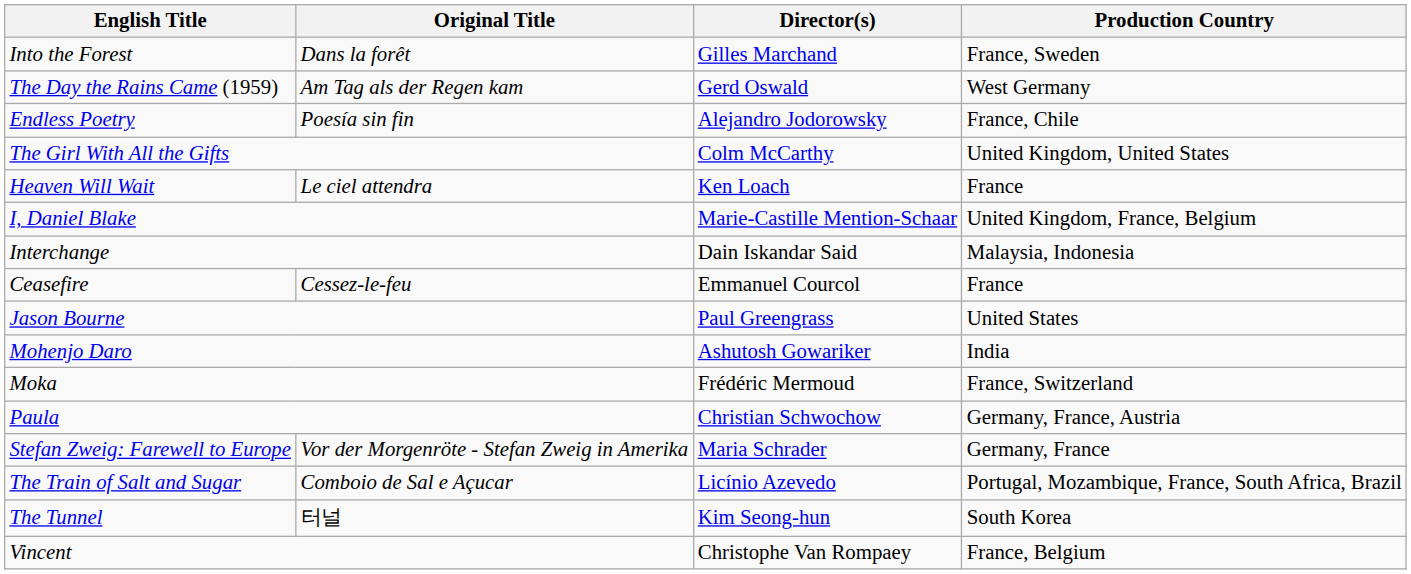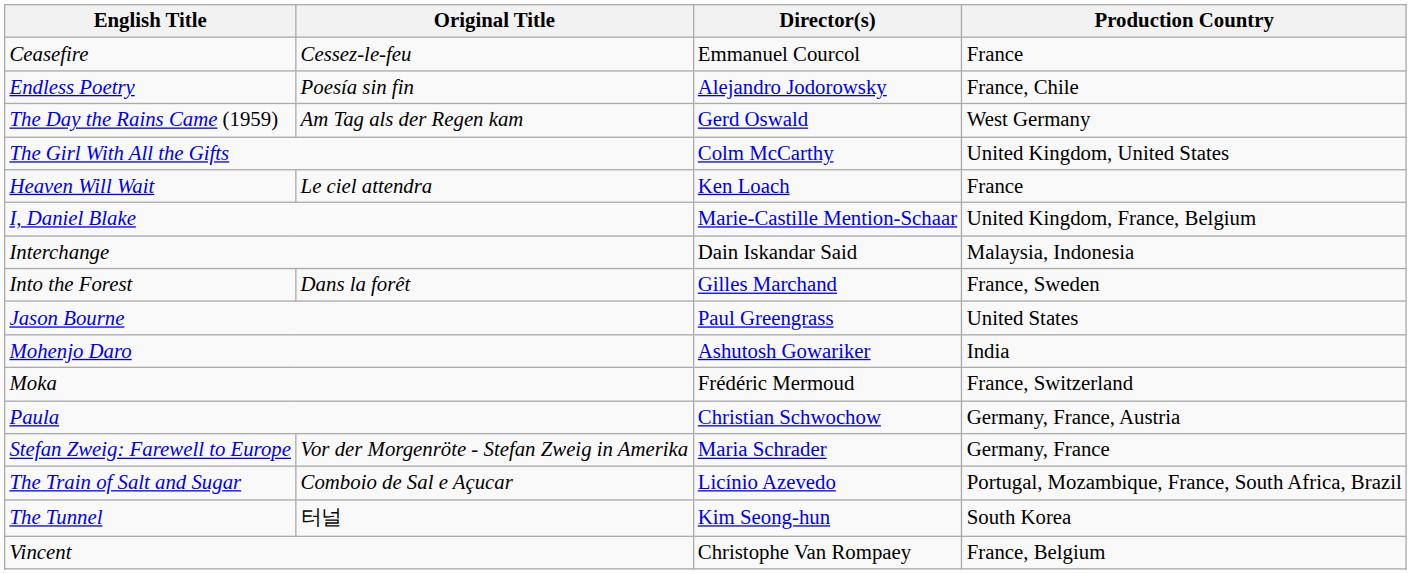rows swapped: (49, 284) <-> (71, 53)
rows swapped: (144, 86) <-> (72, 119)
